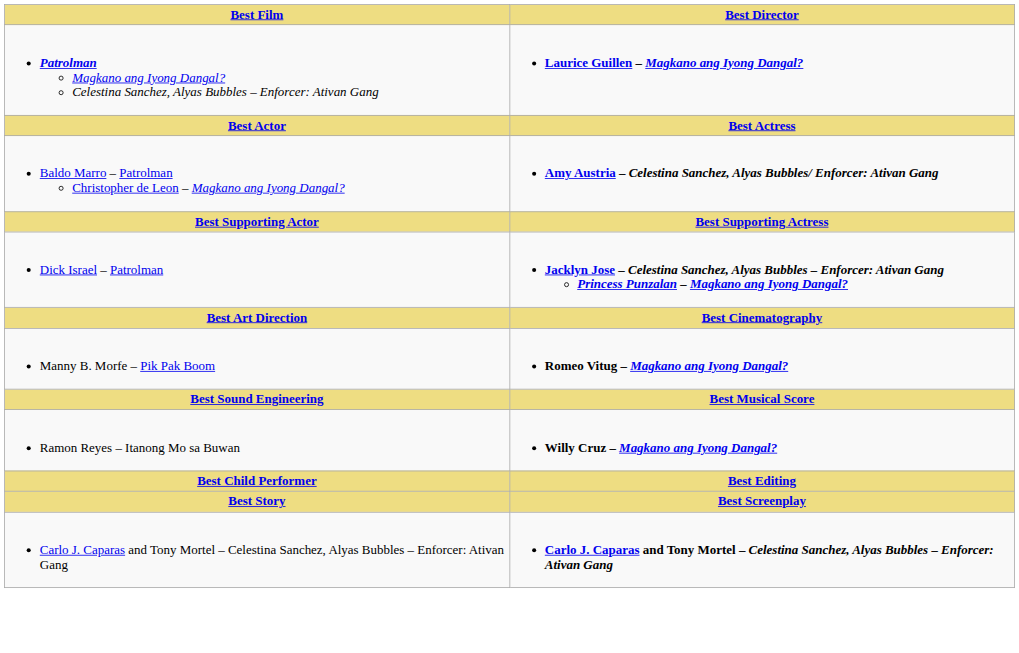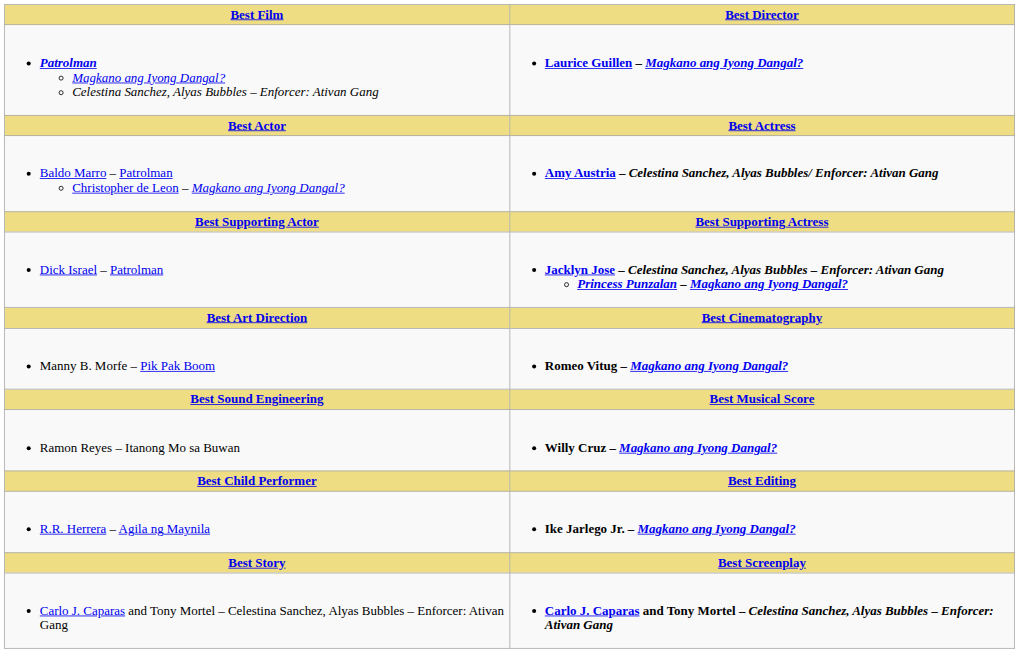+ row: (257, 529)
